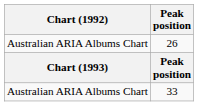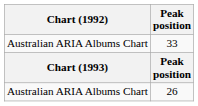rows swapped: (172, 91) <-> (172, 43)
